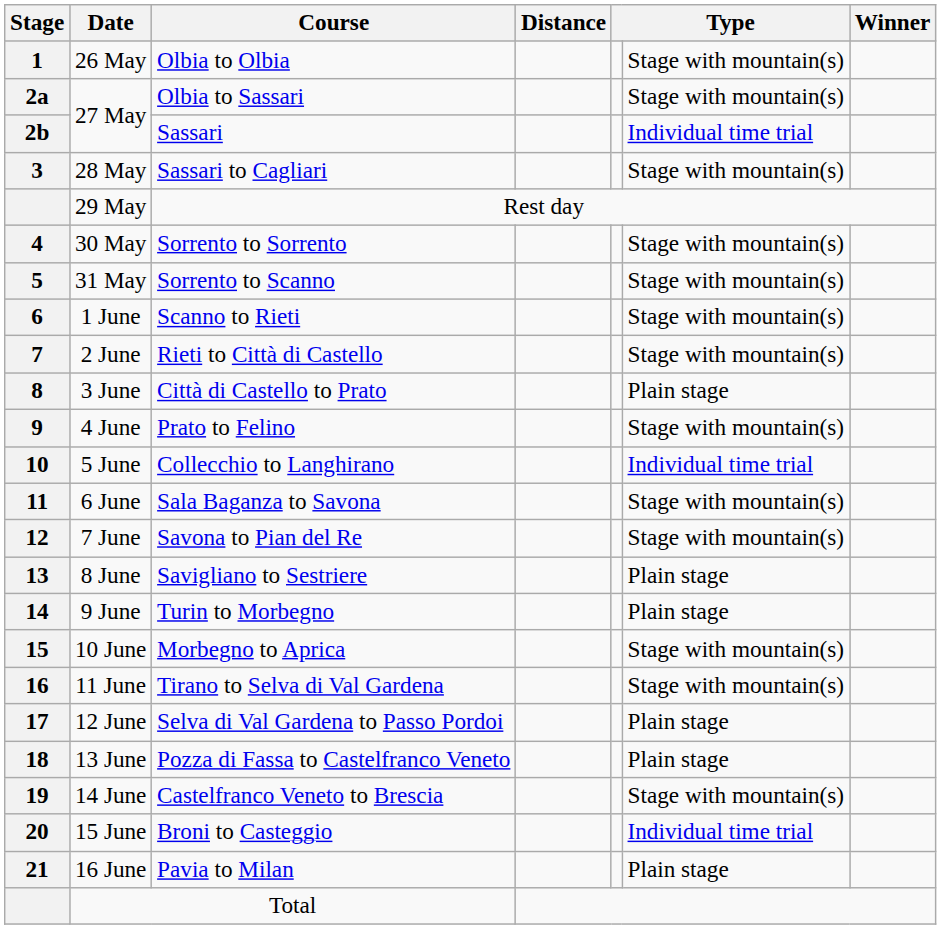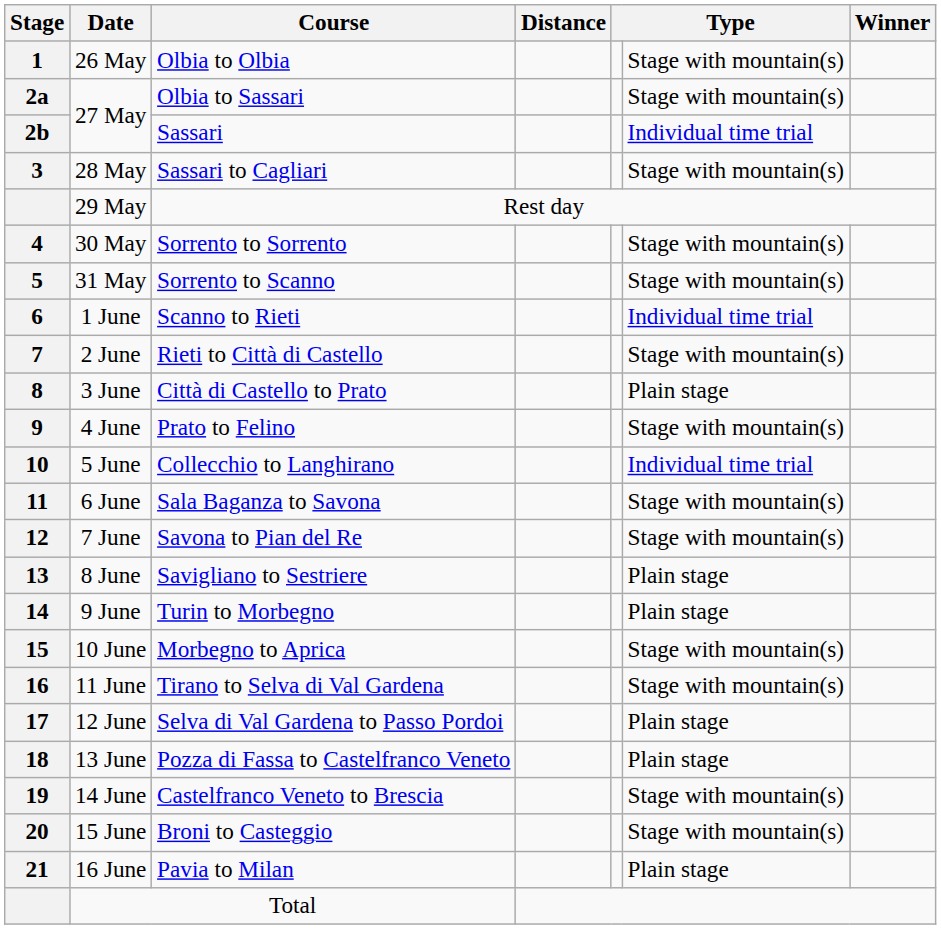(736, 317) Stage with mountain(s) -> (720, 317) Individual time trial
(720, 832) Individual time trial -> (736, 832) Stage with mountain(s)
